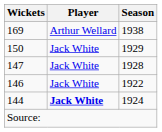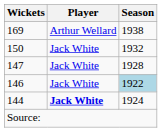(133, 48) 1929 -> (133, 48) 1932
(133, 83) no background -> (133, 83) lightblue background
